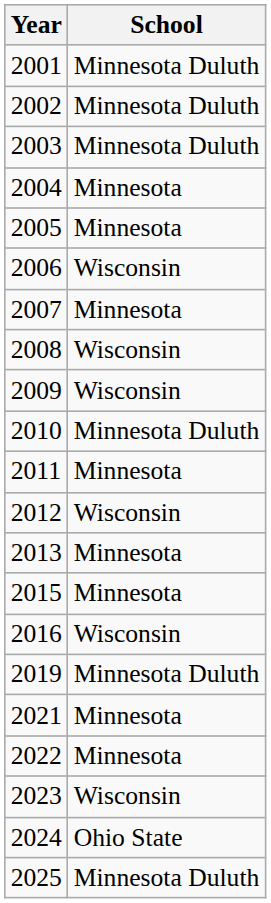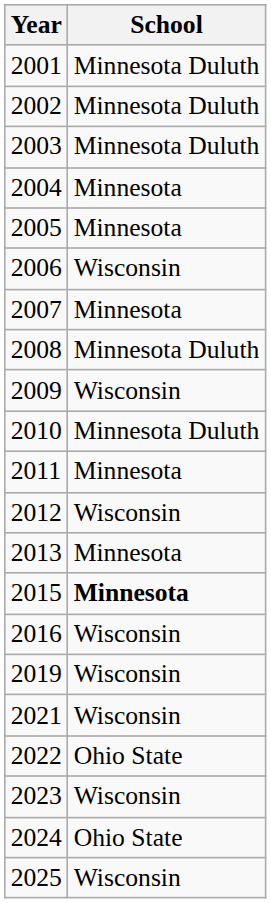(127, 349) Wisconsin -> (166, 349) Minnesota Duluth
(128, 593) normal -> (131, 593) bold
(166, 674) Minnesota Duluth -> (127, 674) Wisconsin
(128, 715) Minnesota -> (127, 715) Wisconsin
(128, 755) Minnesota -> (128, 755) Ohio State
(166, 877) Minnesota Duluth -> (127, 877) Wisconsin
